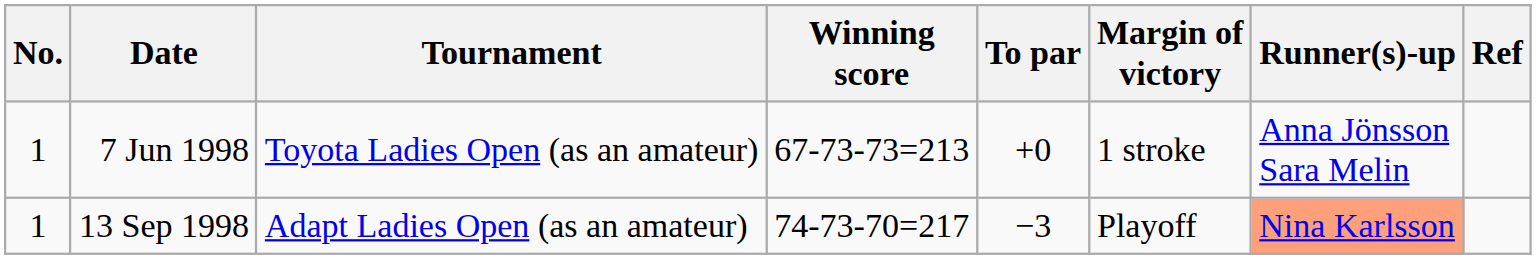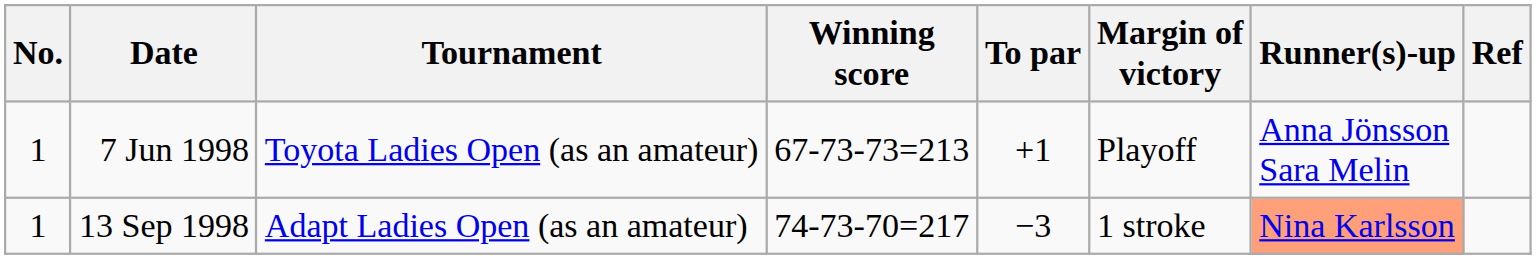(1033, 149) +0 -> (1033, 149) +1
(1151, 149) 1 stroke -> (1147, 149) Playoff
(1147, 225) Playoff -> (1151, 225) 1 stroke
